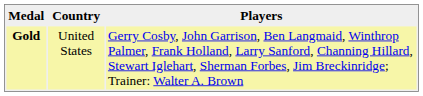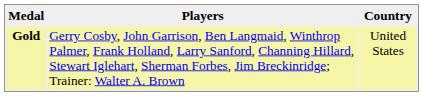columns swapped: (76, 15) <-> (261, 15)
